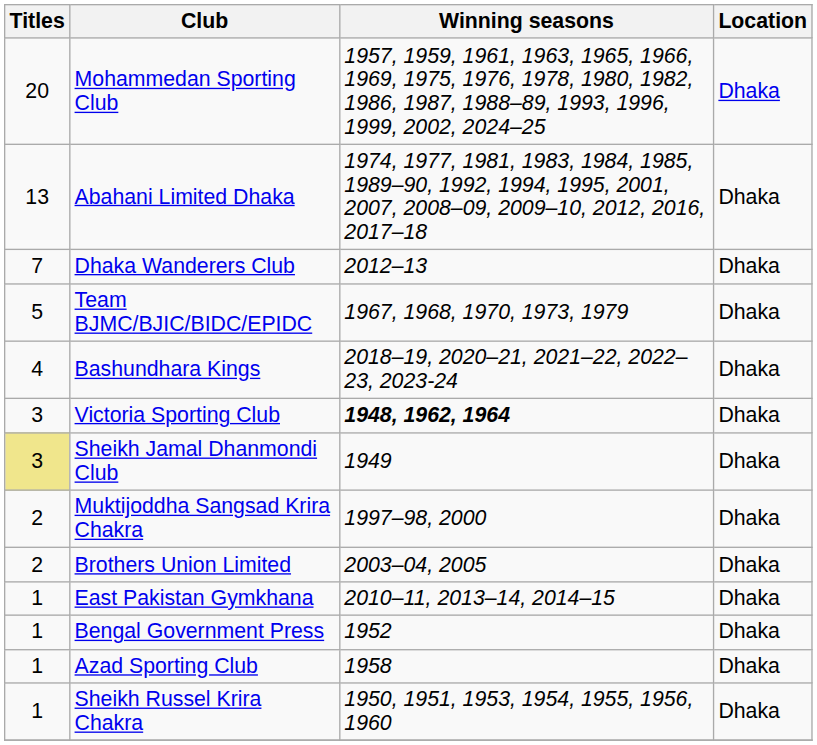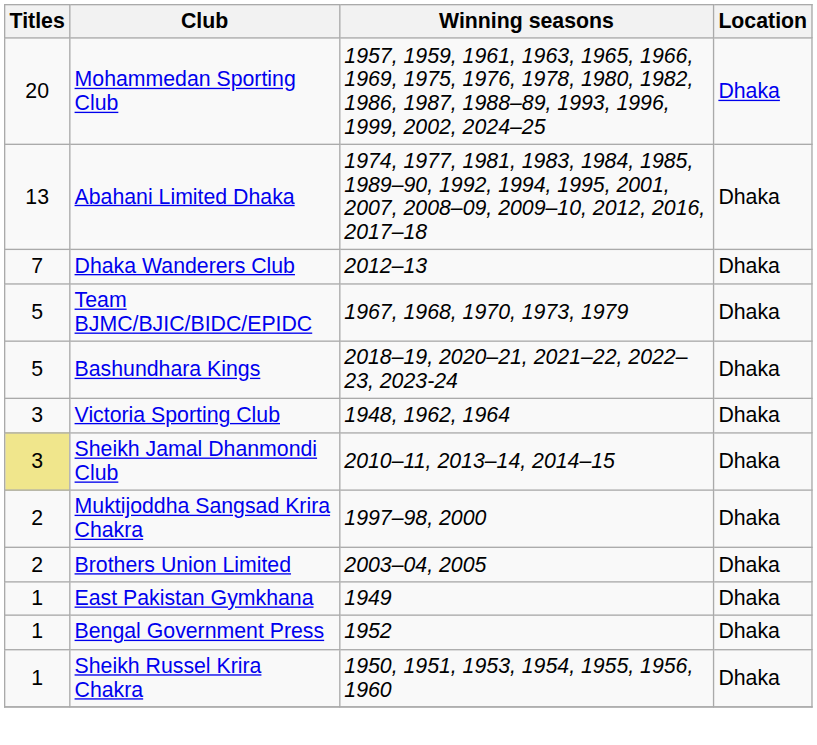(37, 369) 4 -> (37, 369) 5
(427, 415) bold -> (427, 415) normal
(368, 461) 1949 -> (480, 461) 2010–11, 2013–14, 2014–15
(480, 598) 2010–11, 2013–14, 2014–15 -> (368, 598) 1949
- row: (166, 665)
